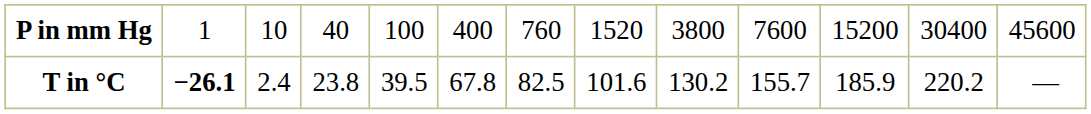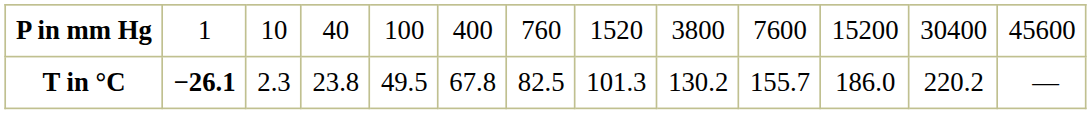(274, 82) 2.4 -> (274, 82) 2.3
(404, 82) 39.5 -> (404, 82) 49.5
(616, 82) 101.6 -> (616, 82) 101.3
(865, 82) 185.9 -> (865, 82) 186.0
